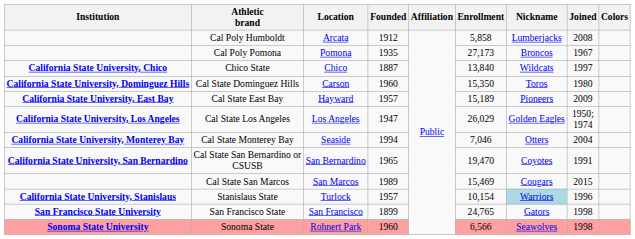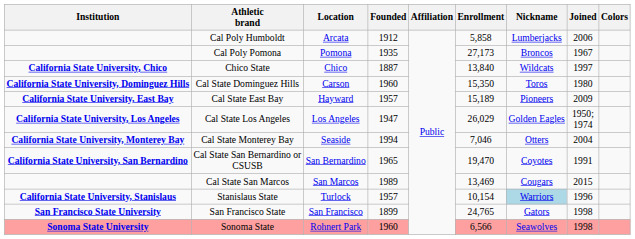(583, 38) 2008 -> (583, 38) 2006
(481, 181) 15,469 -> (481, 181) 13,469
